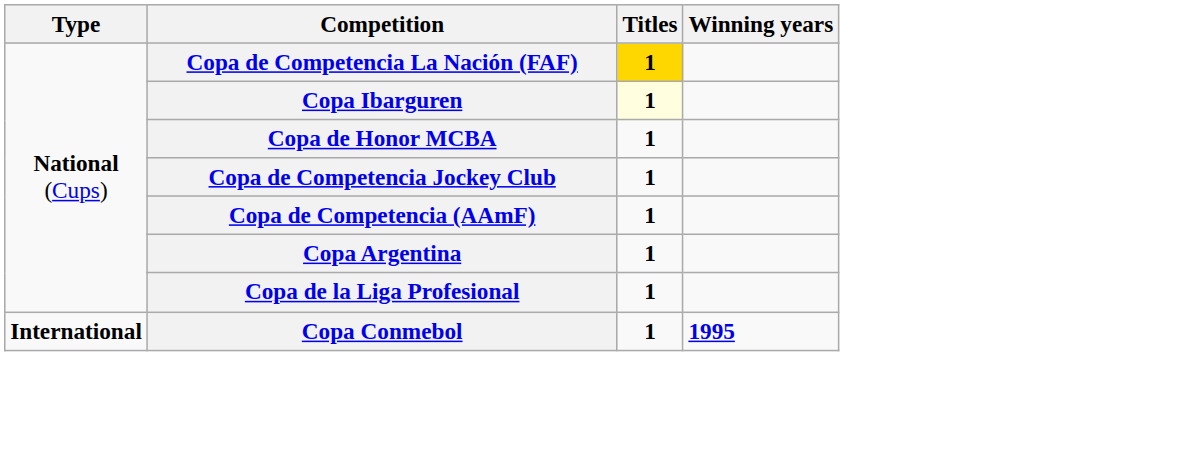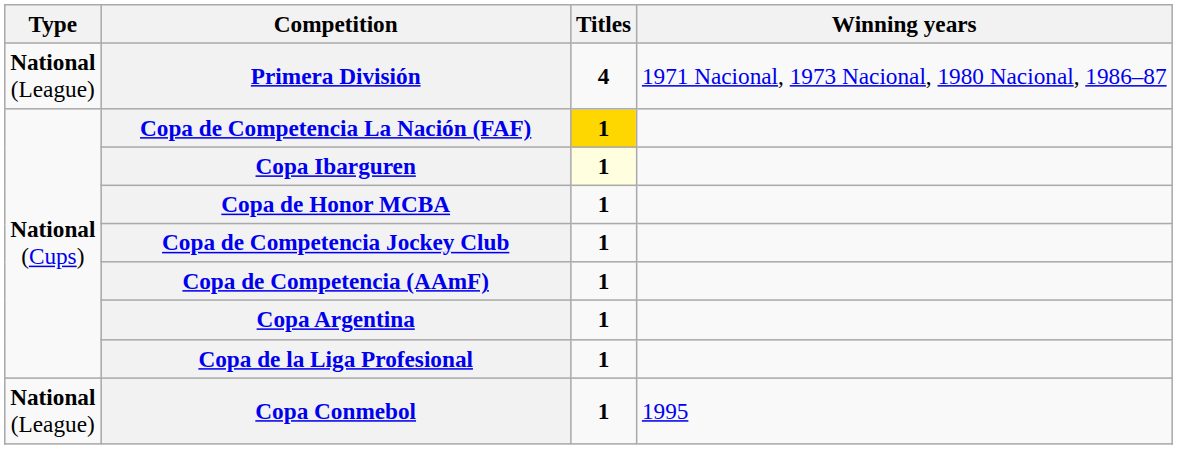+ row: (336, 75)
(76, 330) International -> (53, 410) National (League)
(712, 330) bold -> (665, 410) normal
